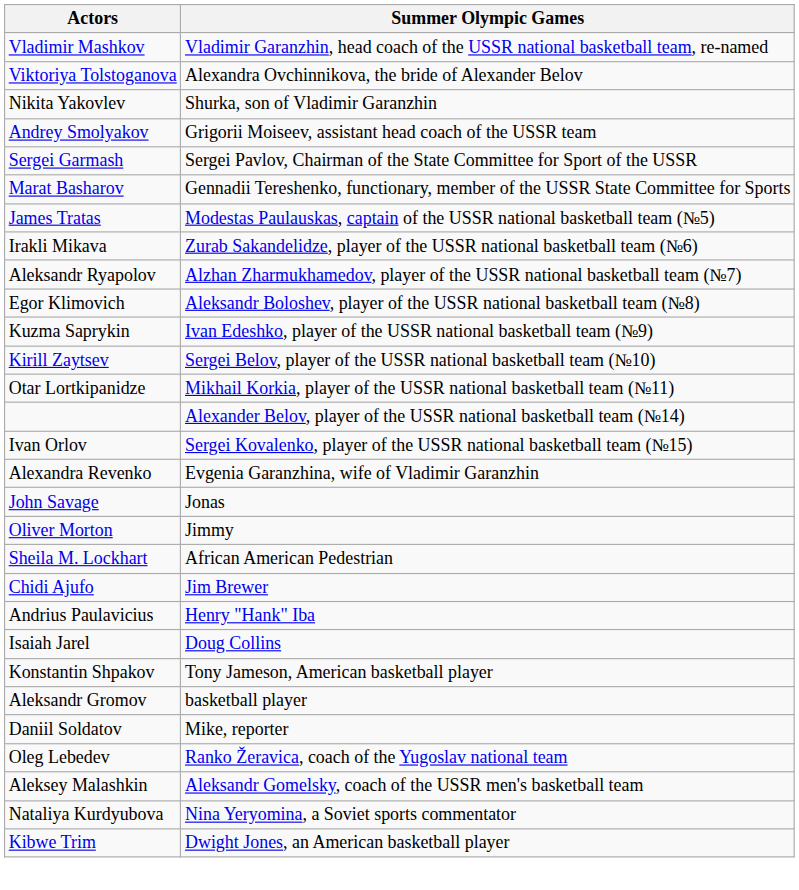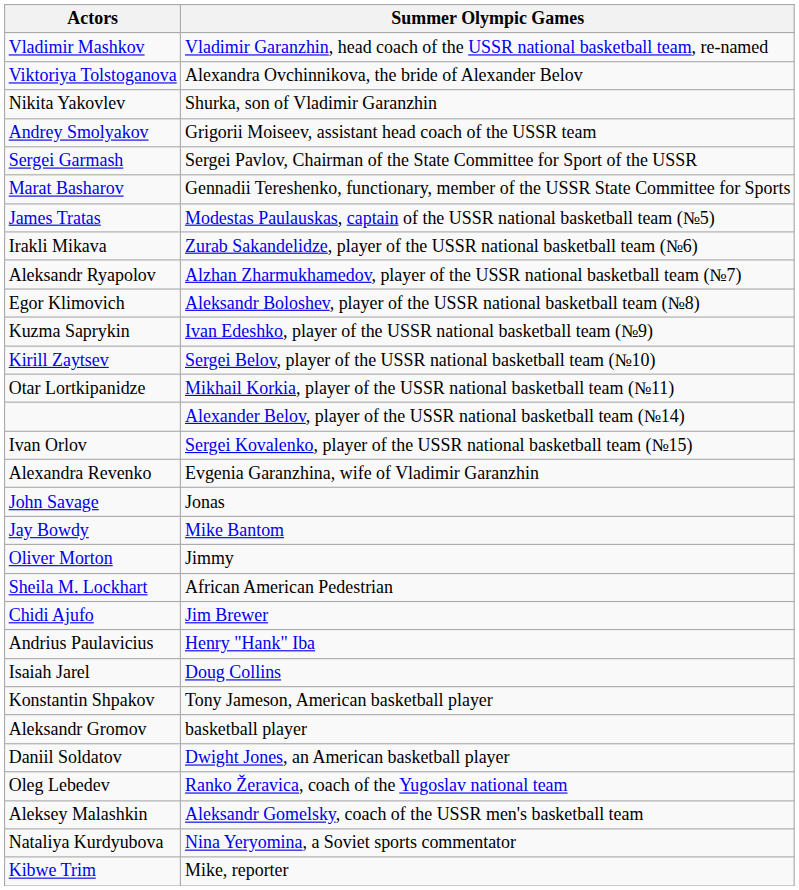+ row: (49, 530)
(237, 729) Mike, reporter -> (347, 757) Dwight Jones, an American basketball player
(347, 842) Dwight Jones, an American basketball player -> (237, 871) Mike, reporter
